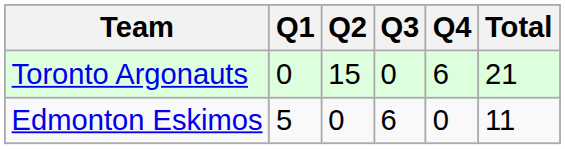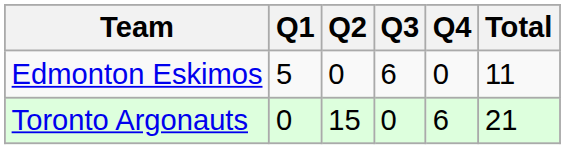rows swapped: (137, 119) <-> (130, 73)
